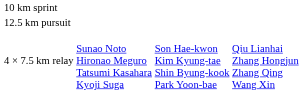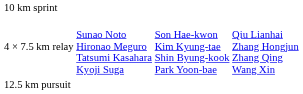rows swapped: (37, 22) <-> (39, 60)
